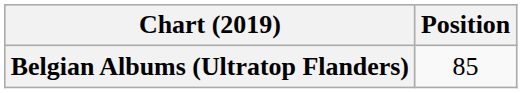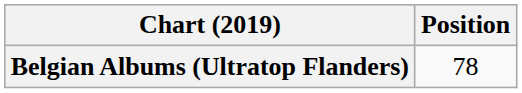(466, 66) 85 -> (466, 66) 78
